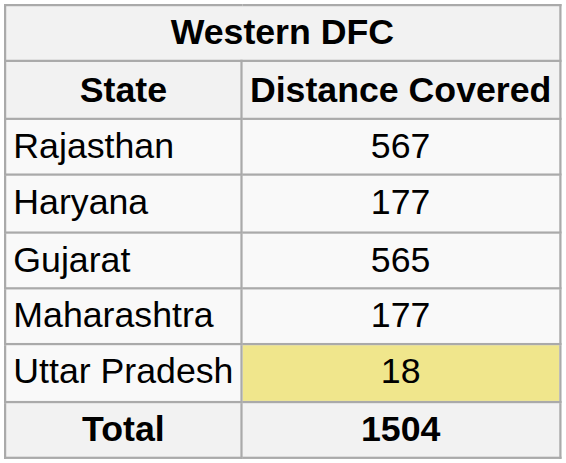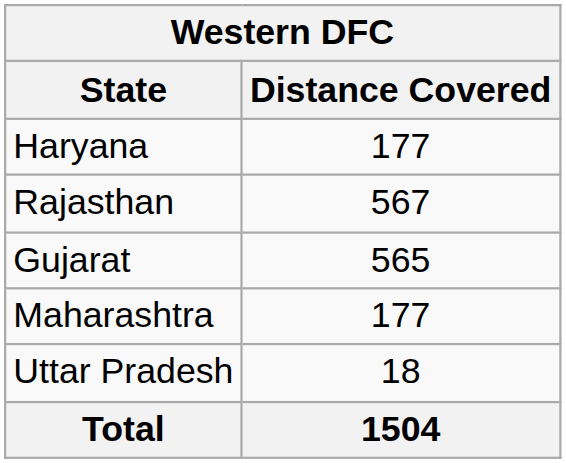rows swapped: (81, 202) <-> (94, 145)
(401, 372) khaki background -> (401, 372) no background
